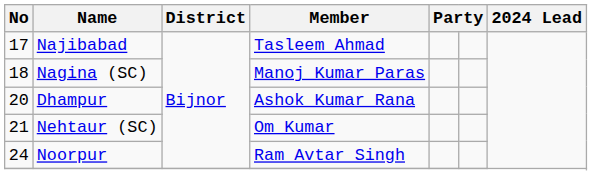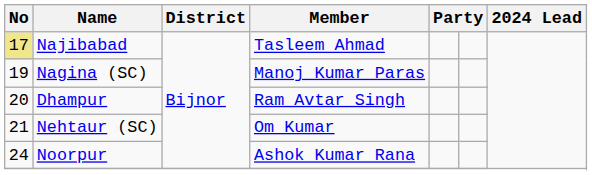(19, 46) no background -> (19, 46) khaki background
(19, 73) 18 -> (19, 73) 19
(335, 100) Ashok Kumar Rana -> (330, 100) Ram Avtar Singh
(330, 155) Ram Avtar Singh -> (335, 155) Ashok Kumar Rana
